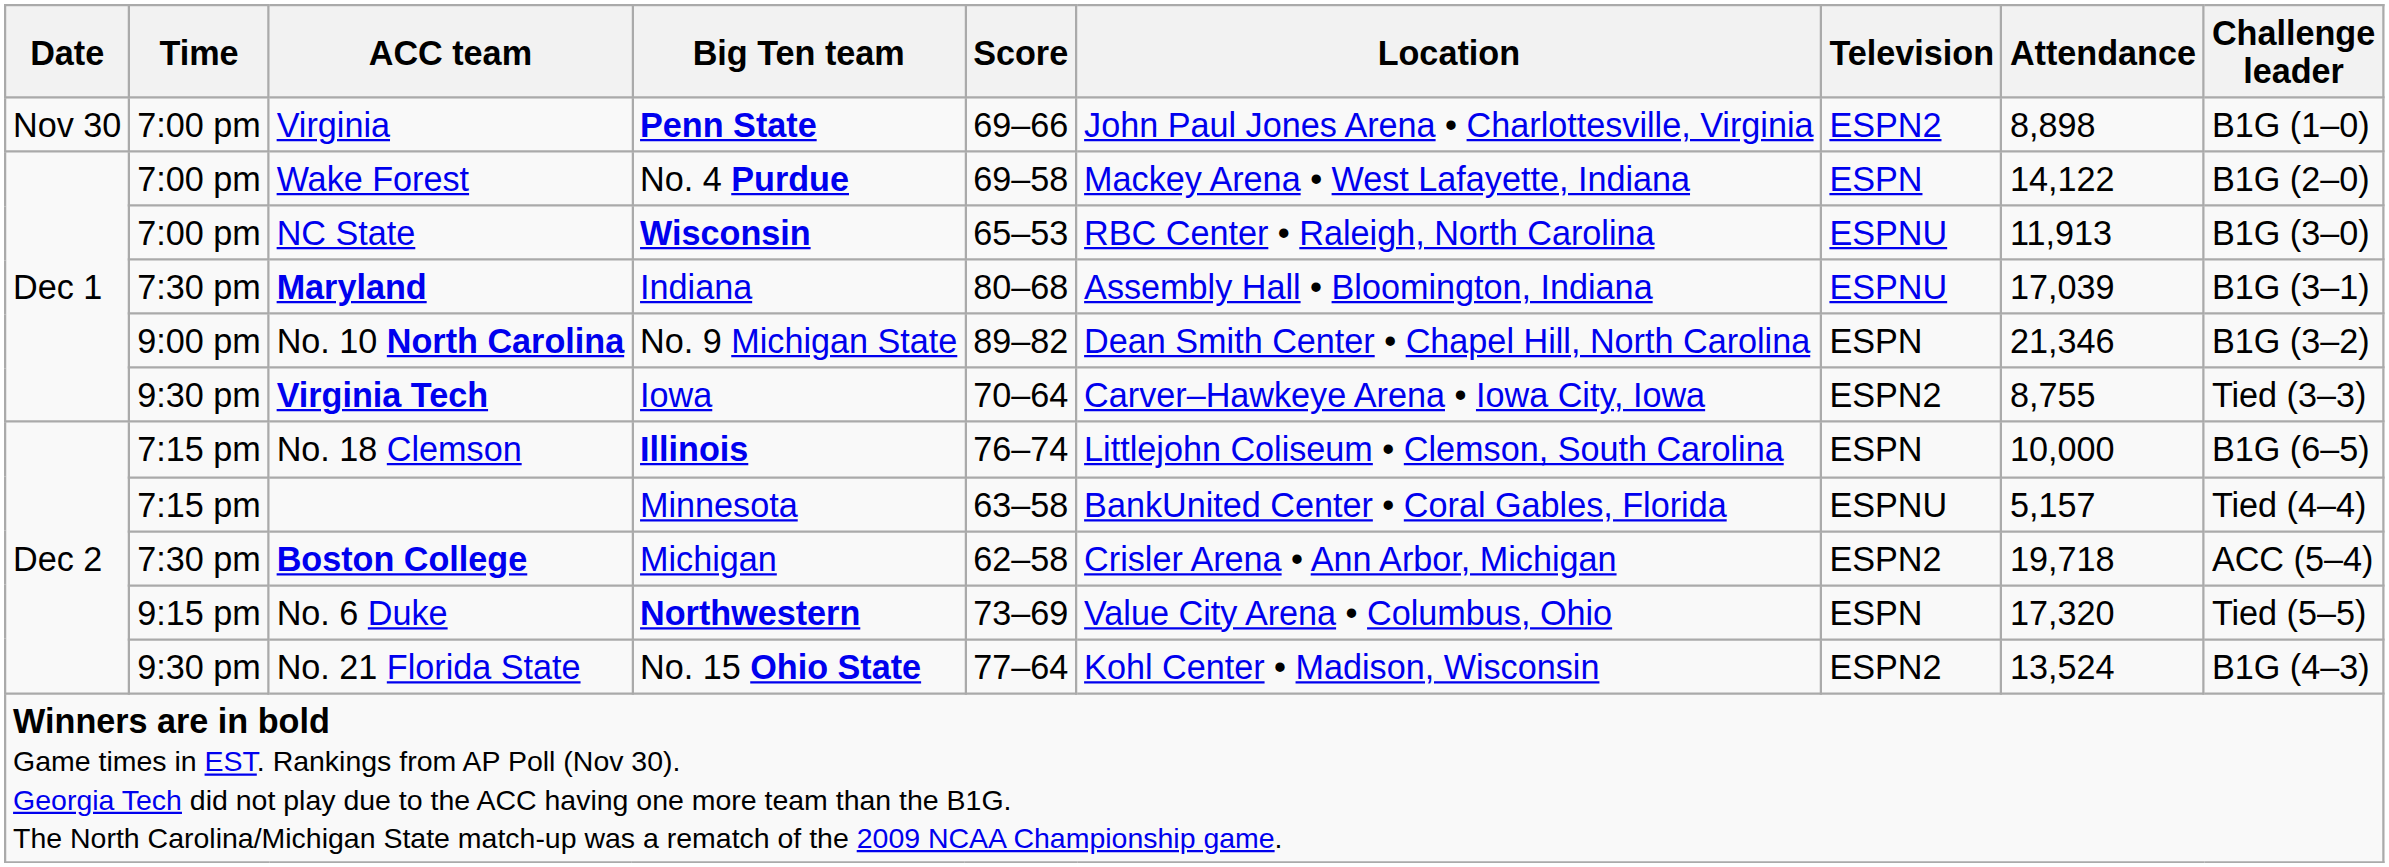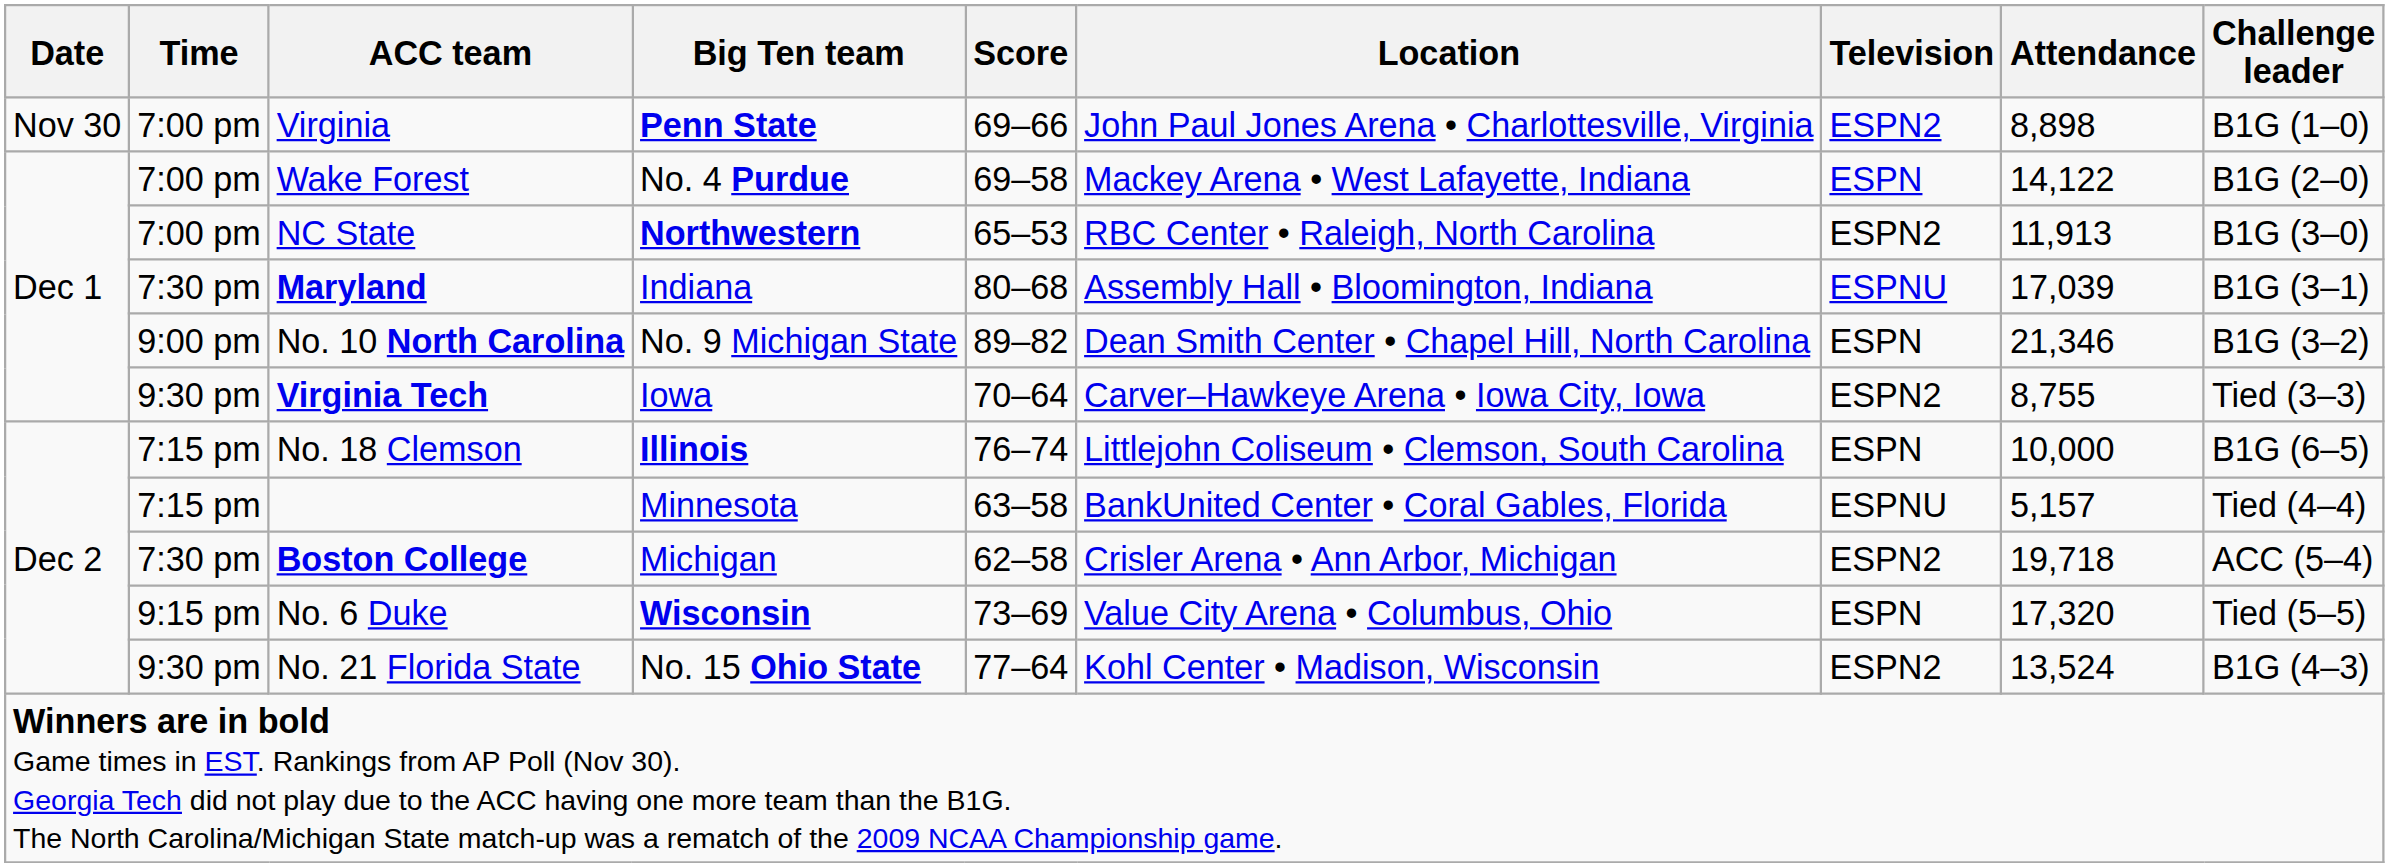(725, 233) Wisconsin -> (750, 233) Northwestern
(1888, 233) ESPNU -> (1885, 233) ESPN2
(750, 612) Northwestern -> (725, 612) Wisconsin
